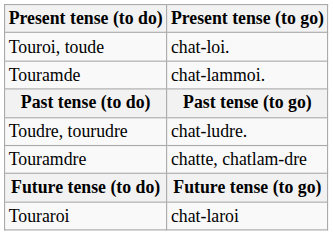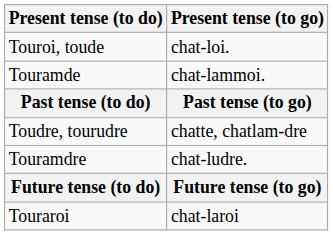(209, 131) chat-ludre. -> (239, 131) chatte, chatlam-dre
(239, 159) chatte, chatlam-dre -> (209, 159) chat-ludre.
